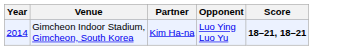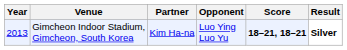+ column: (325, 12)
(17, 33) 2014 -> (17, 33) 2013
